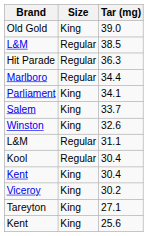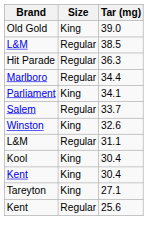(71, 110) King -> (78, 110) Regular
(78, 158) Regular -> (71, 158) King
- row: (24, 191)
(71, 223) King -> (78, 207) Regular
